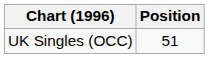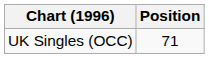(170, 41) 51 -> (170, 41) 71
